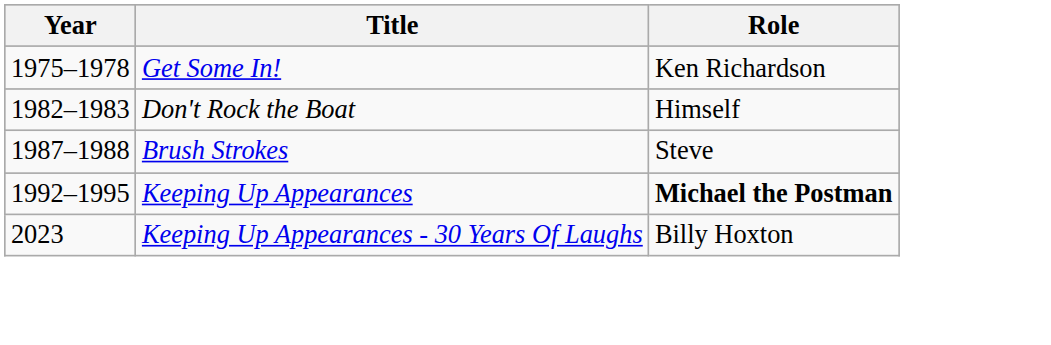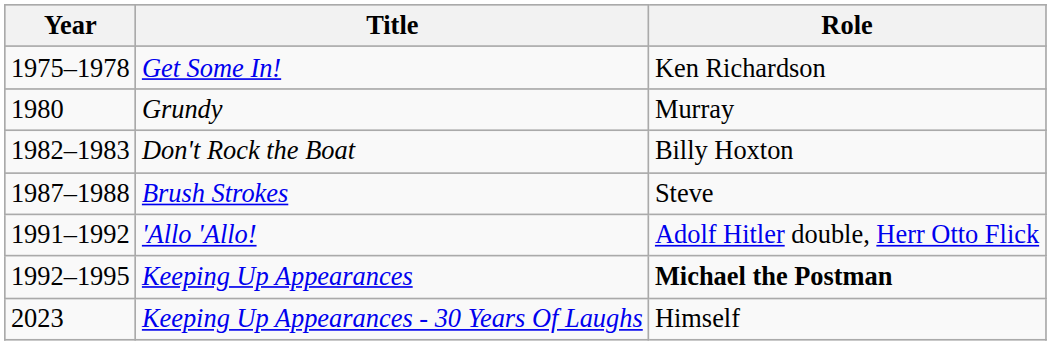+ row: (182, 109)
(697, 109) Himself -> (724, 151) Billy Hoxton
+ row: (199, 234)
(724, 234) Billy Hoxton -> (697, 318) Himself
